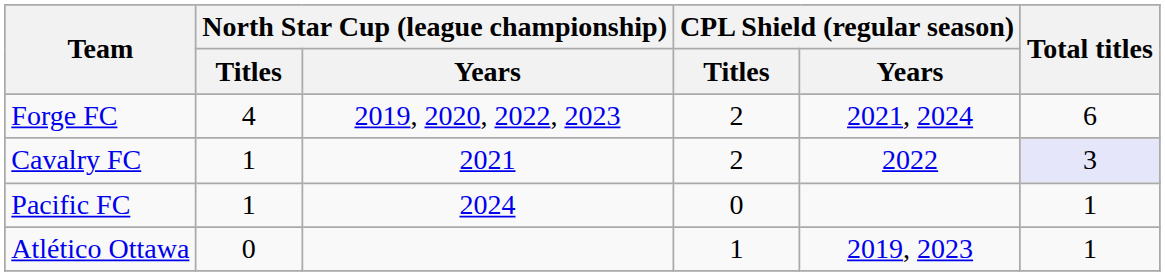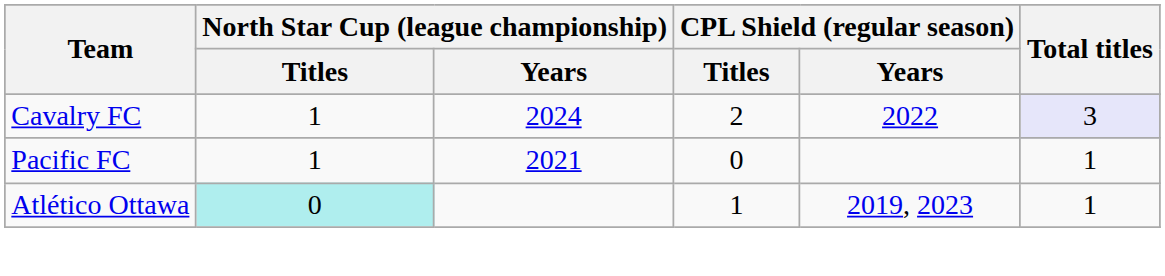- row: (64, 115)
(487, 159) 2021 -> (554, 115) 2024
(487, 204) 2024 -> (554, 159) 2021
(249, 248) no background -> (315, 204) paleturquoise background
